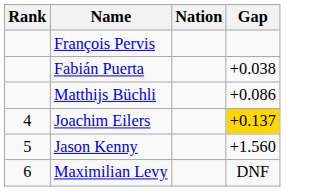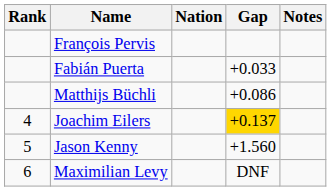+ column: (303, 17)
(253, 69) +0.038 -> (253, 69) +0.033
